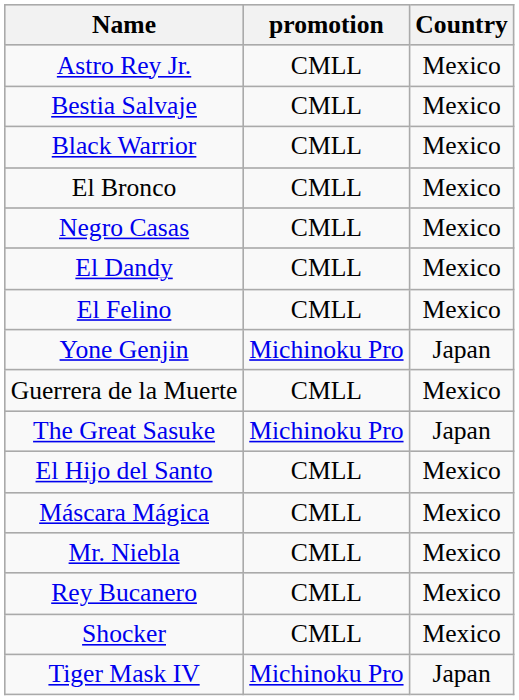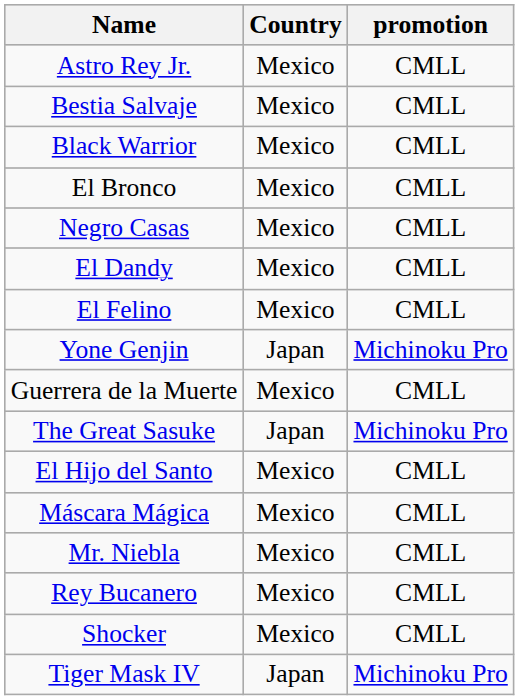columns swapped: (462, 24) <-> (326, 24)
